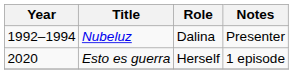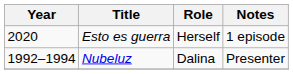rows swapped: (107, 36) <-> (126, 58)
